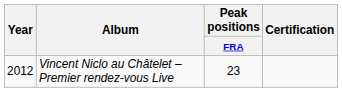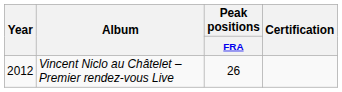(233, 71) 23 -> (233, 71) 26
